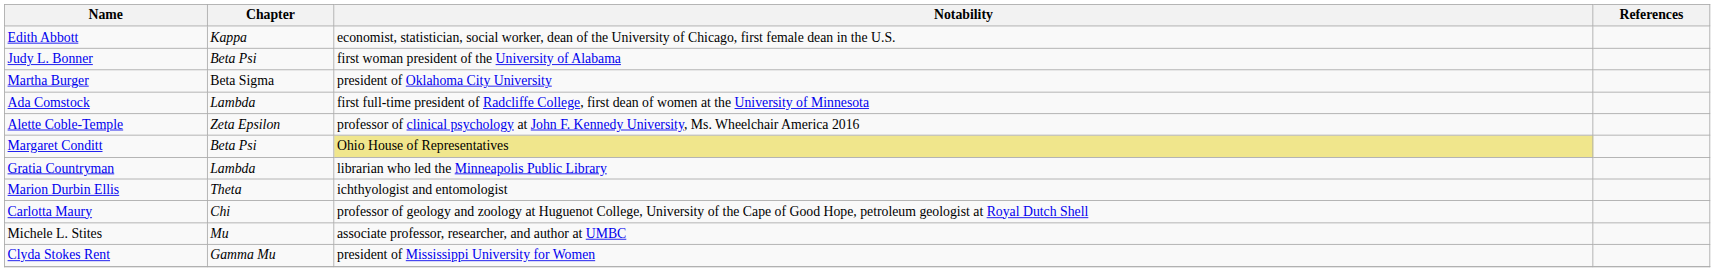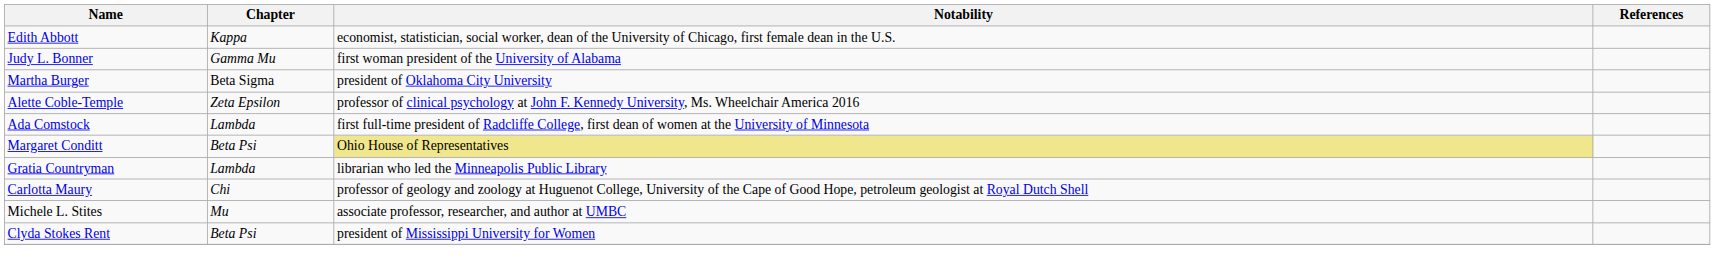(233, 59) Beta Psi -> (243, 59) Gamma Mu
rows swapped: (65, 124) <-> (49, 102)
- row: (63, 189)
(243, 255) Gamma Mu -> (233, 233) Beta Psi
